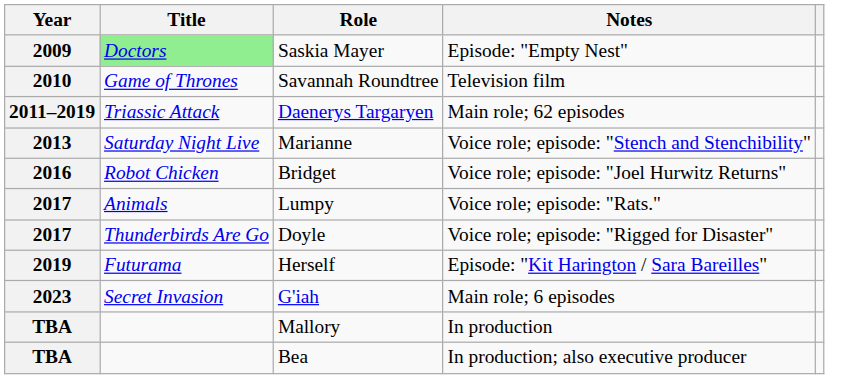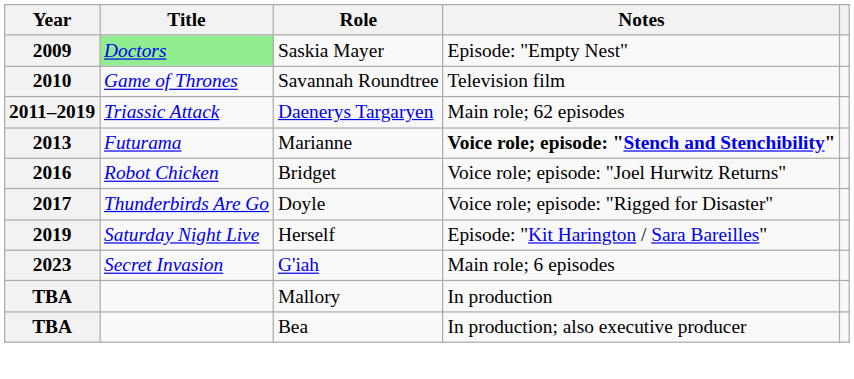(182, 142) Saturday Night Live -> (143, 142) Futurama
(629, 142) normal -> (641, 142) bold
- row: (306, 204)
(143, 265) Futurama -> (182, 234) Saturday Night Live
